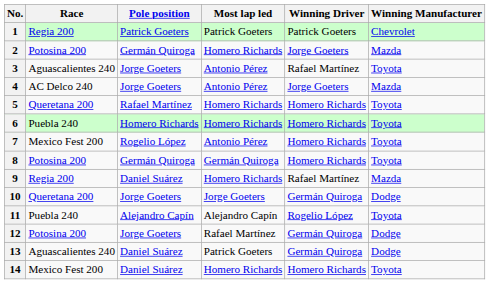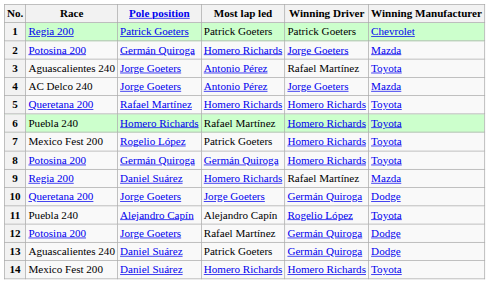(243, 123) Homero Richards -> (240, 123) Rafael Martínez
(236, 141) Antonio Pérez -> (238, 141) Patrick Goeters
